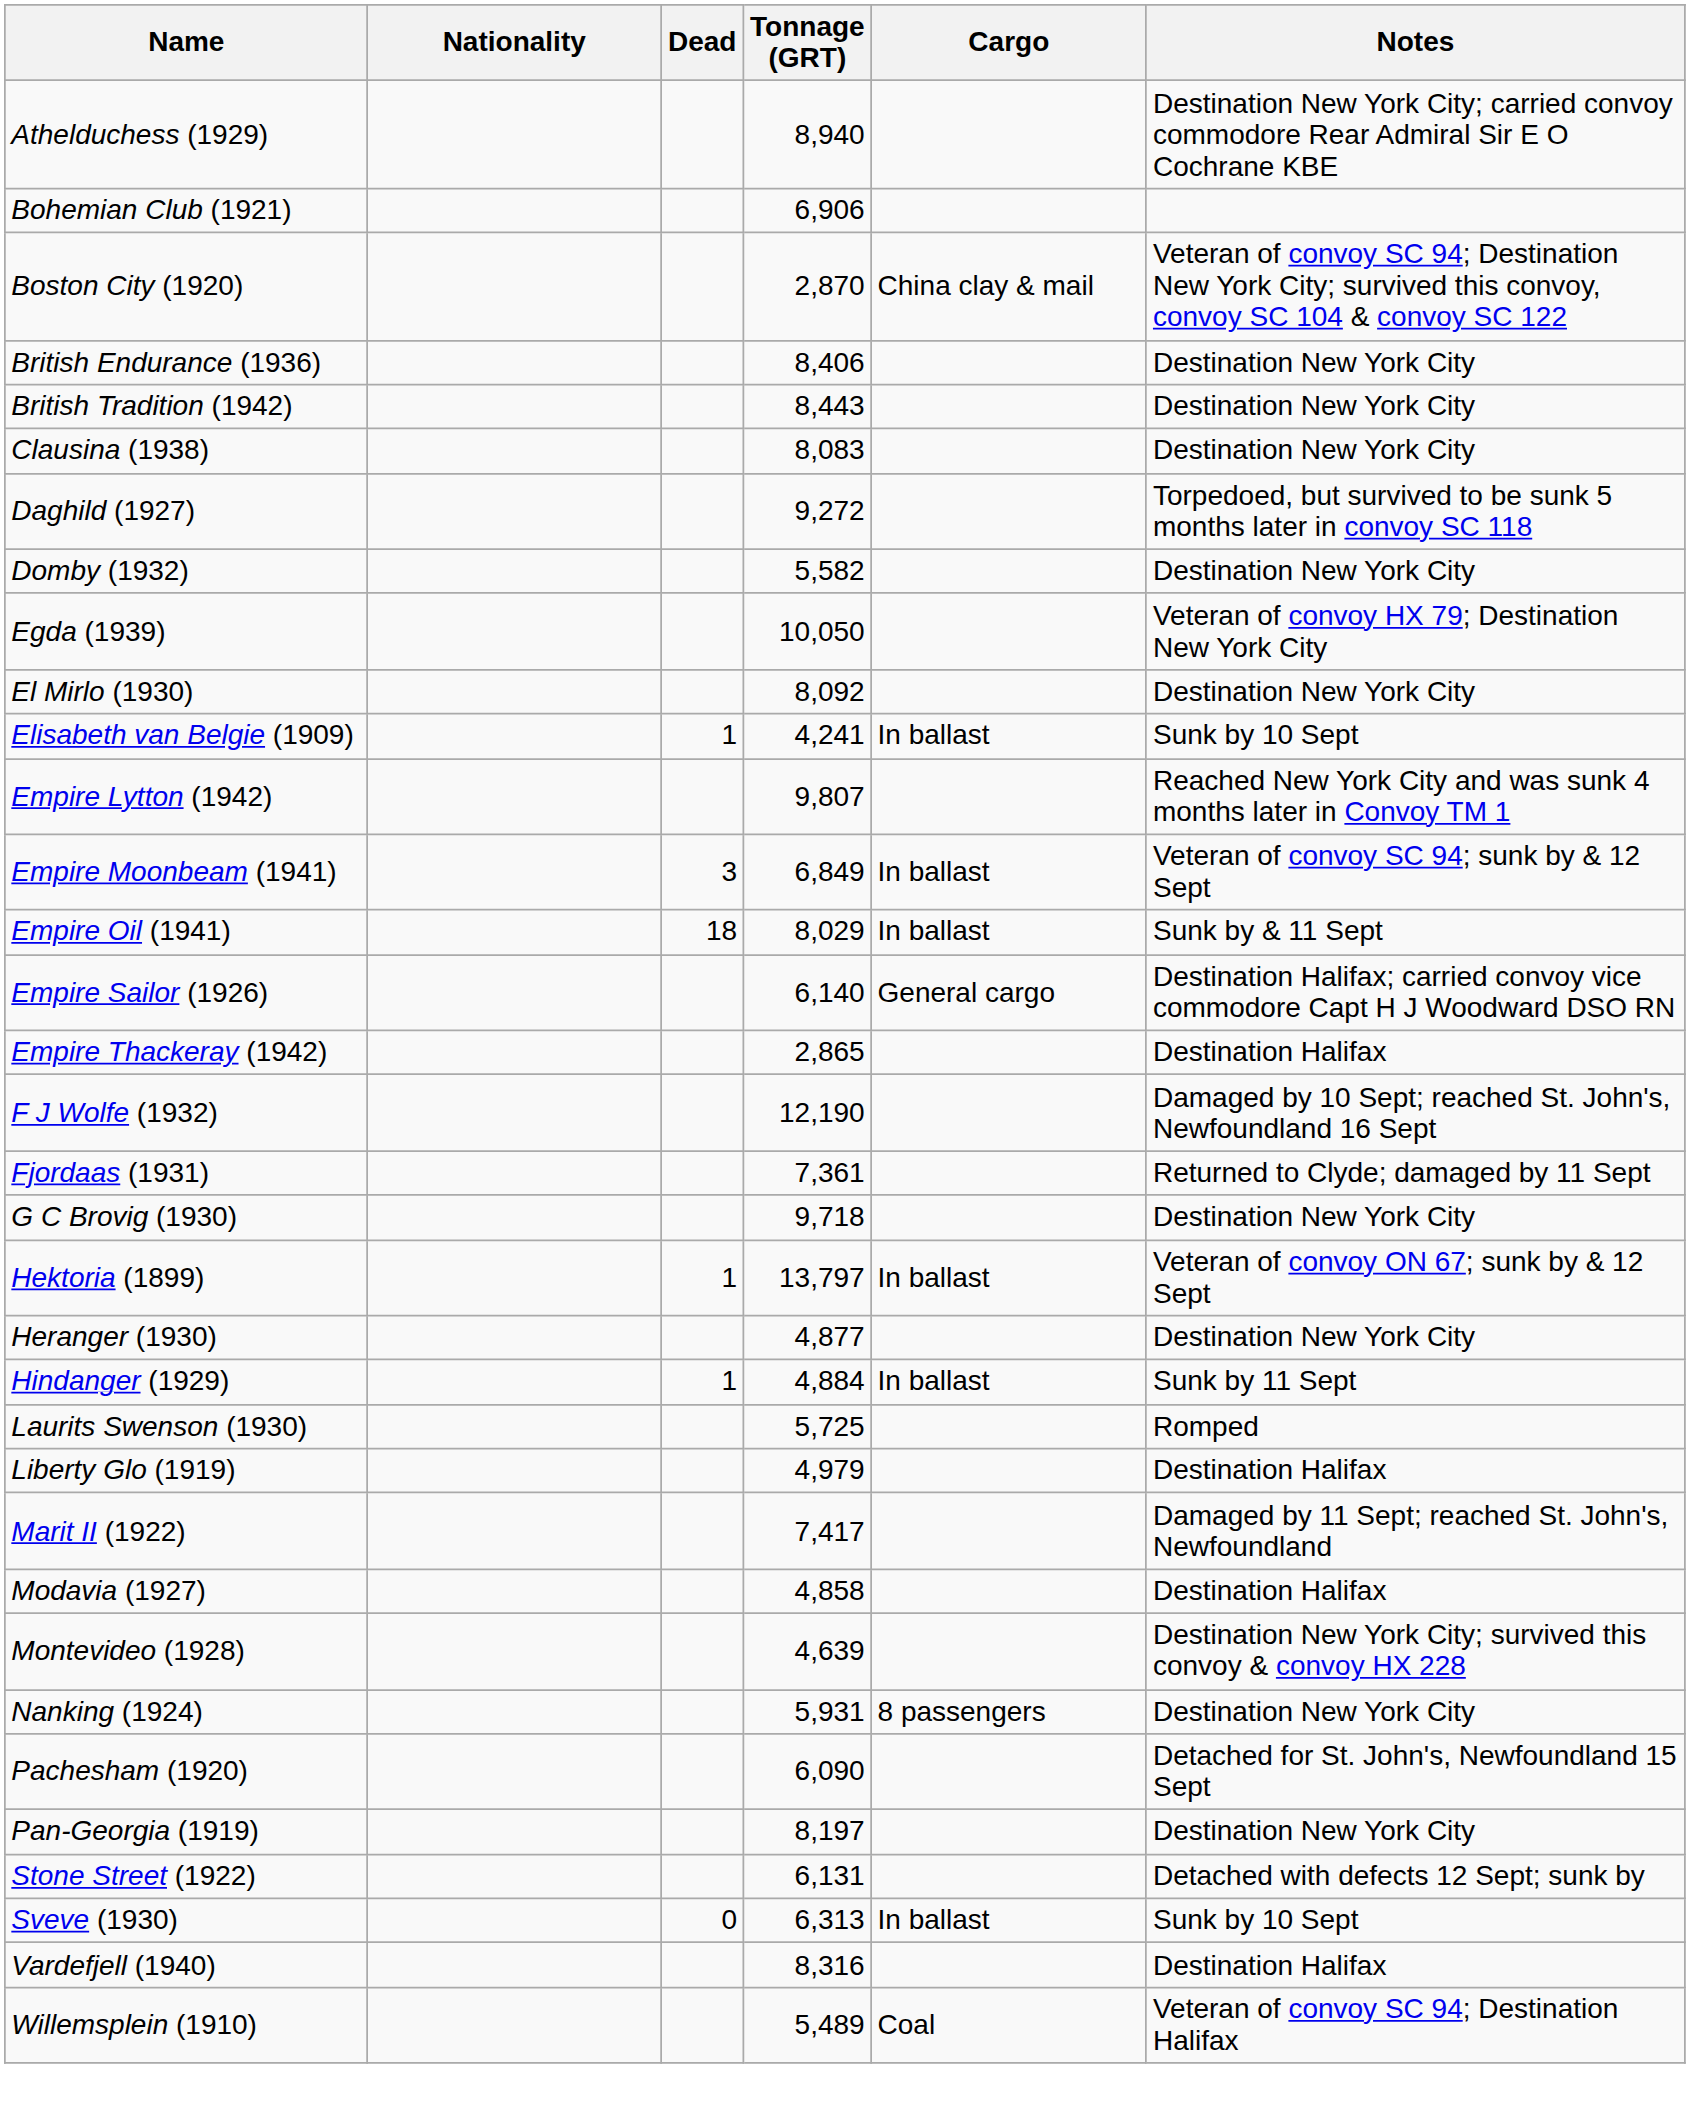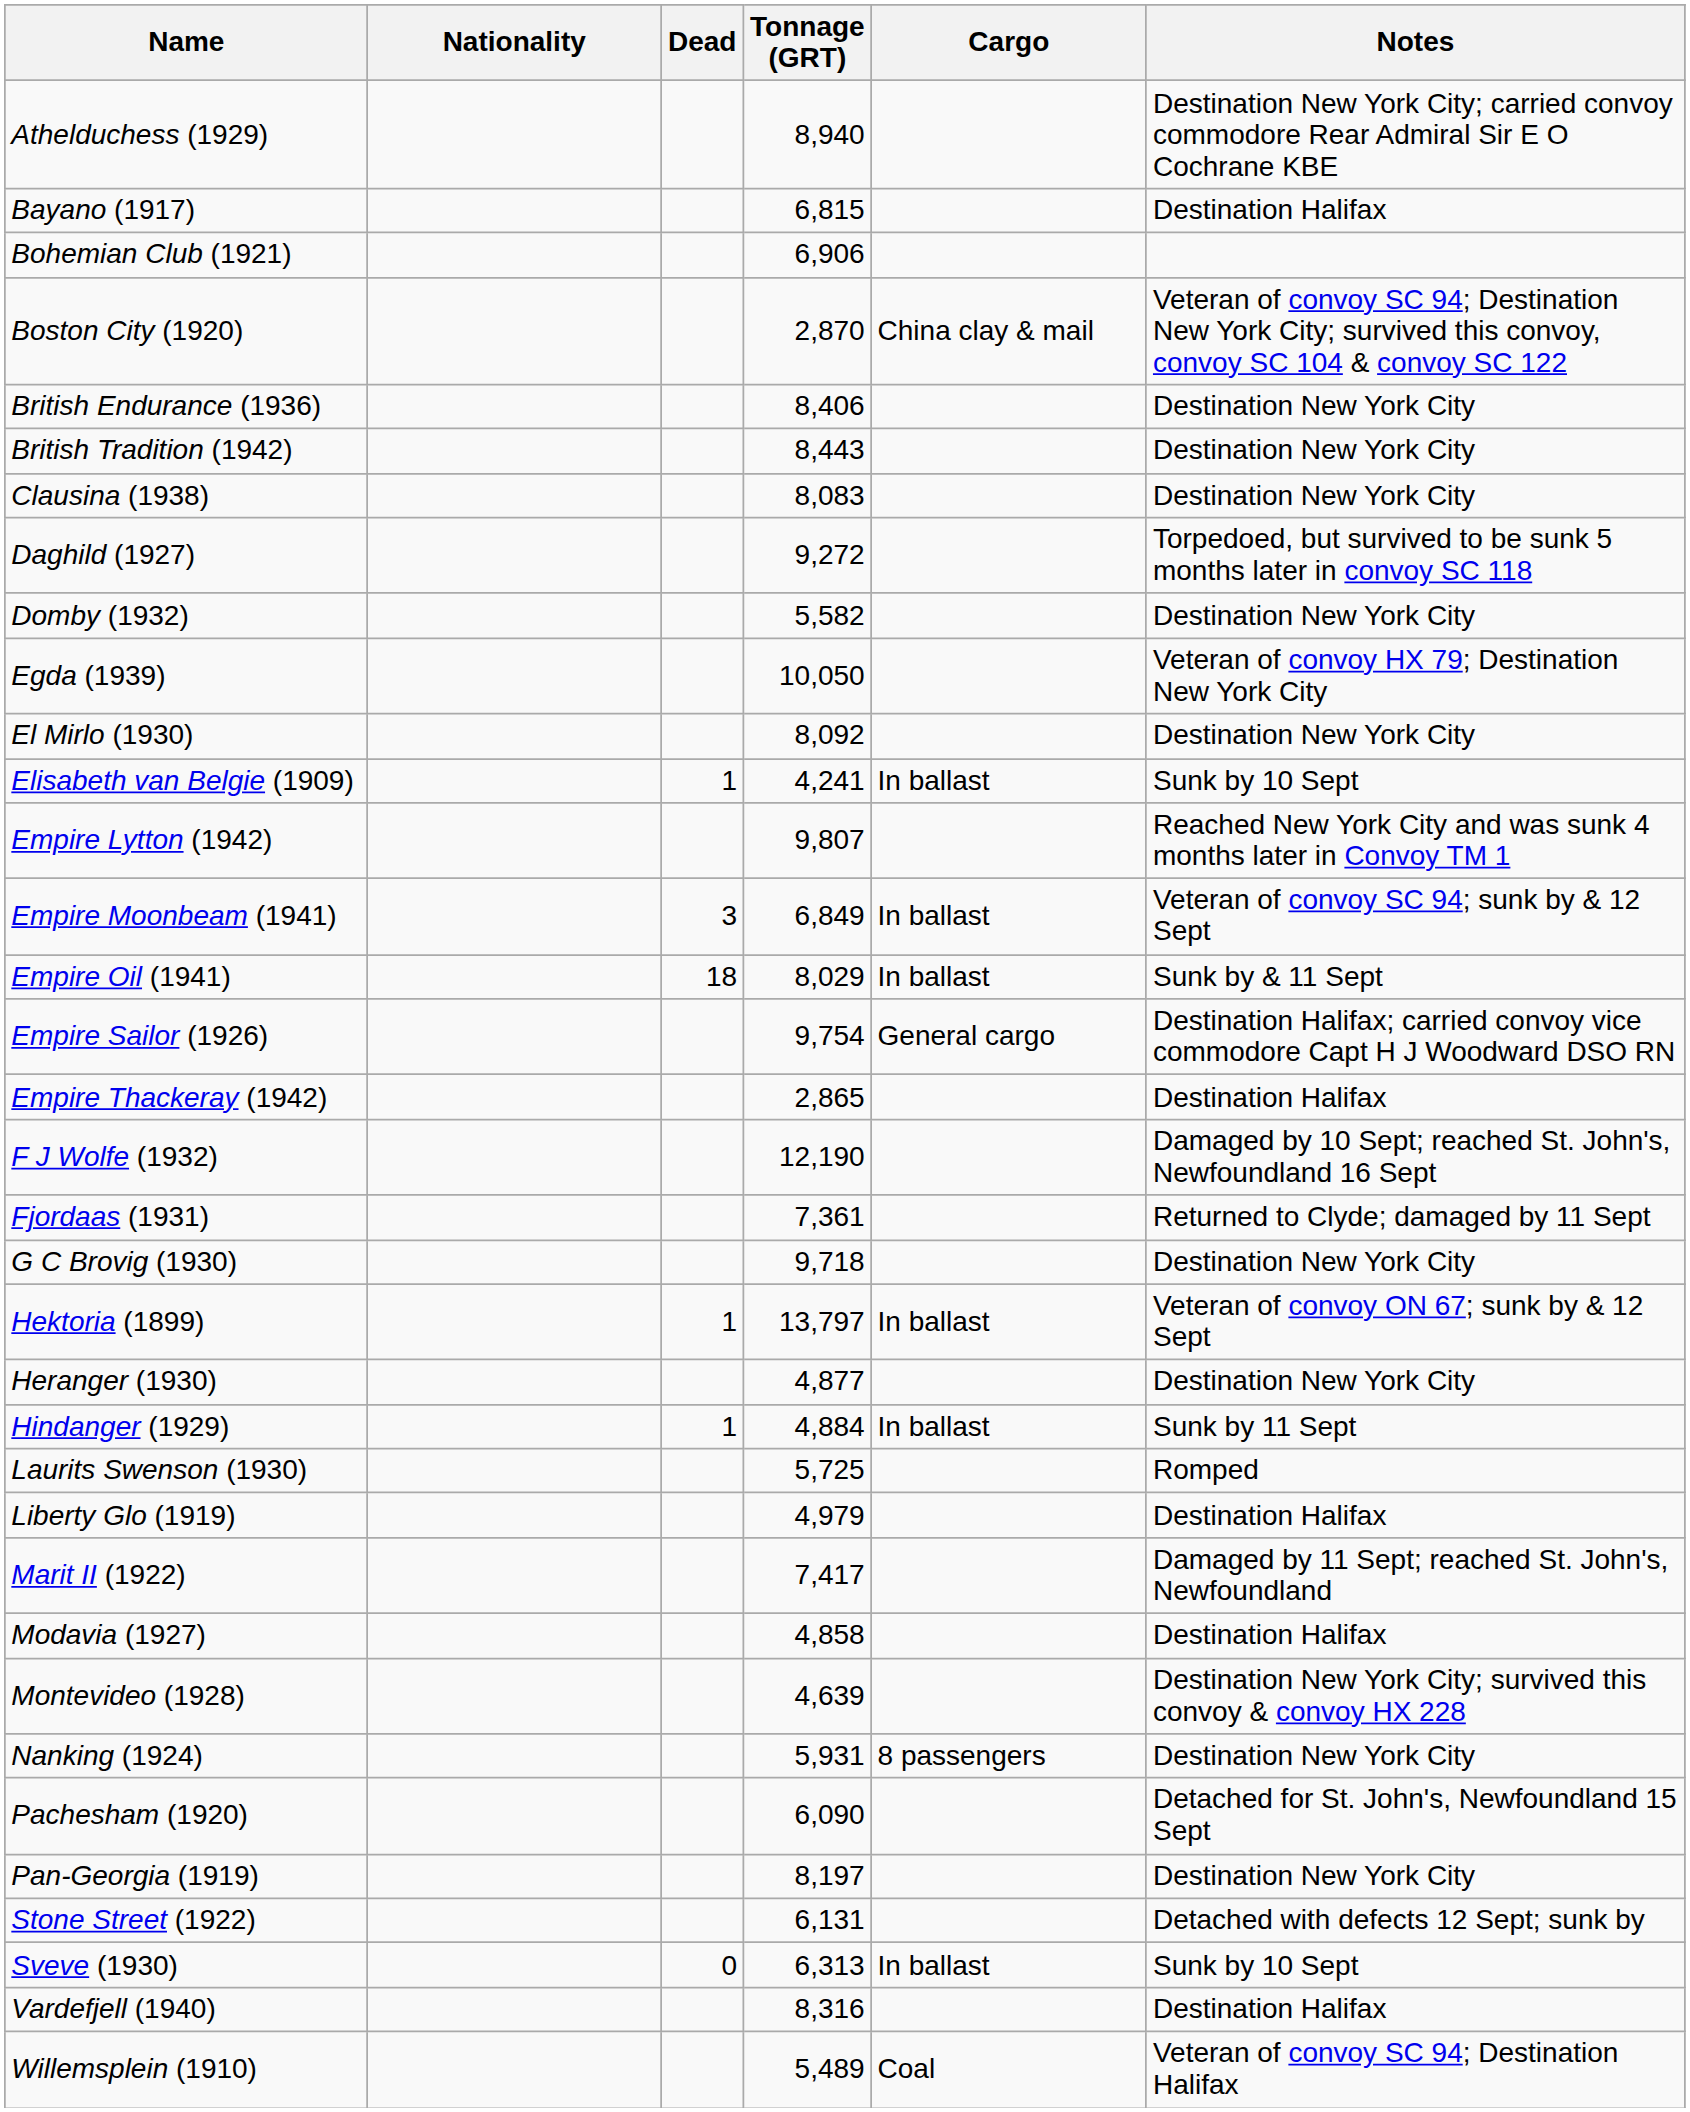+ row: (103, 210)
(830, 992) 6,140 -> (830, 1036) 9,754
